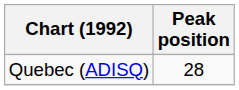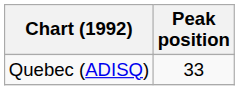(194, 69) 28 -> (194, 69) 33
